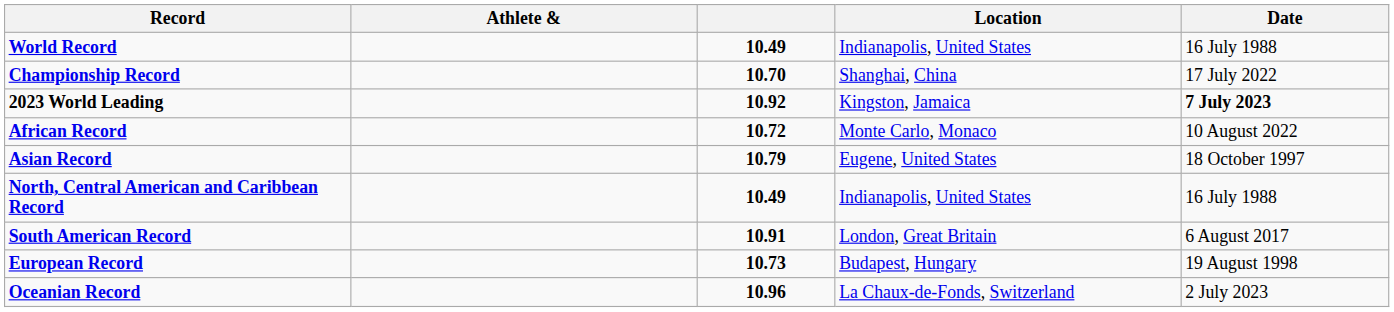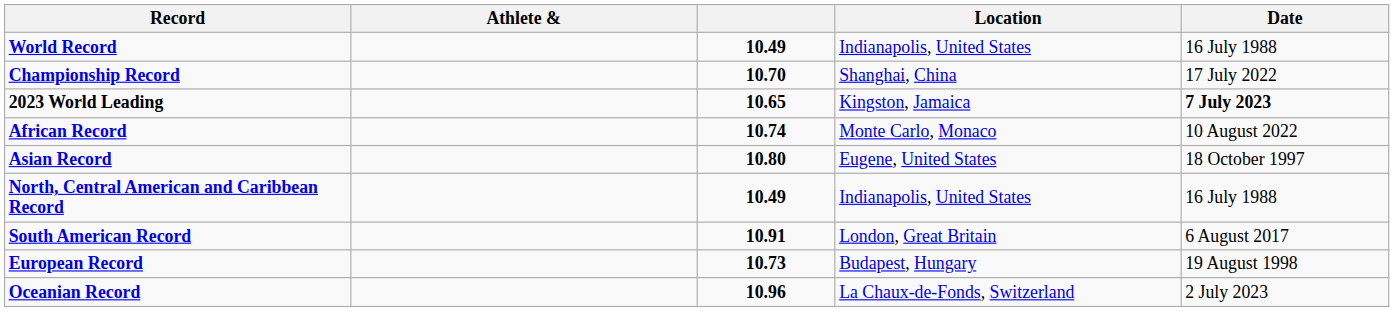(766, 103) 10.92 -> (766, 103) 10.65
(766, 131) 10.72 -> (766, 131) 10.74
(766, 159) 10.79 -> (766, 159) 10.80
